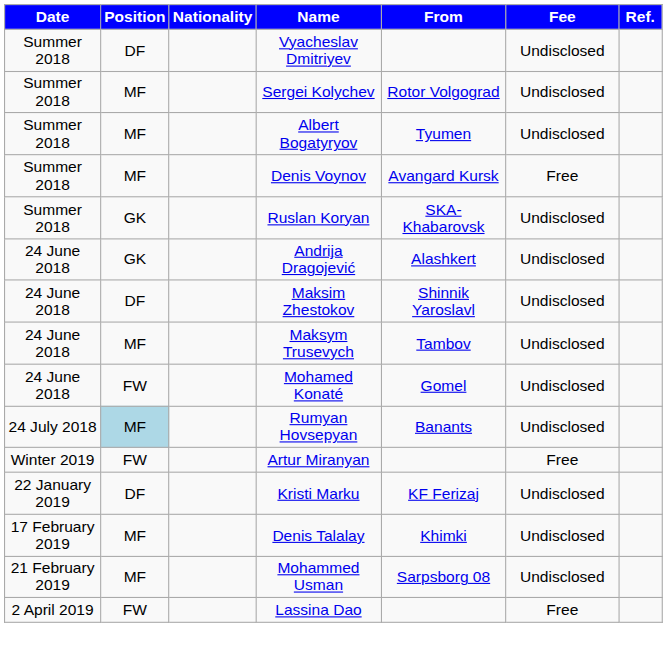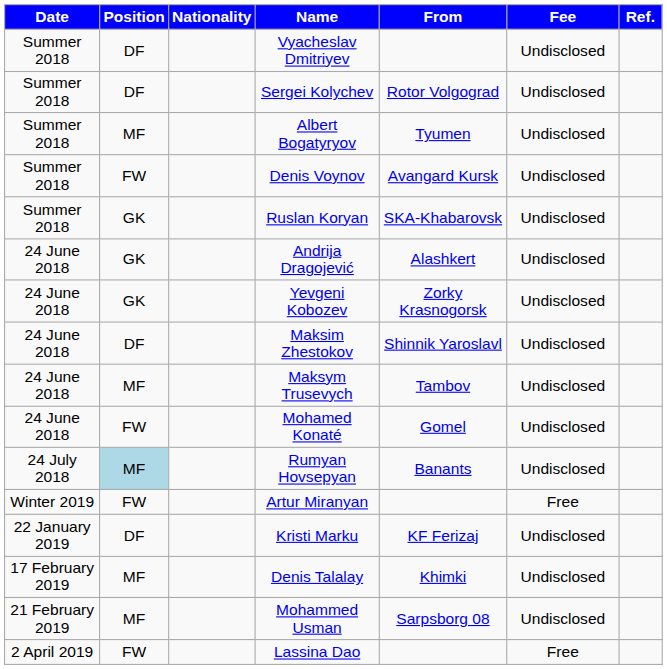(135, 92) MF -> (134, 92) DF
(135, 176) MF -> (134, 176) FW
(562, 176) Free -> (563, 176) Undisclosed
+ row: (317, 302)
